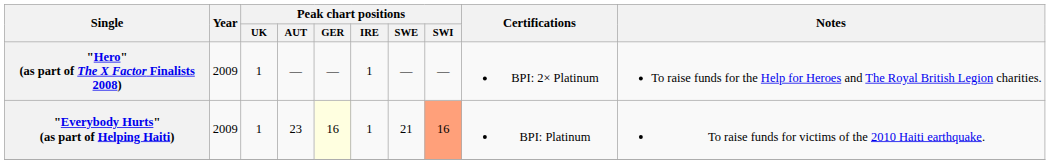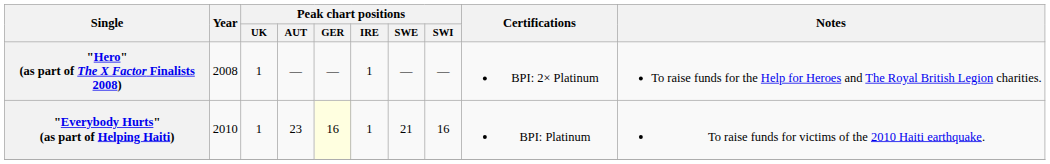(225, 71) 2009 -> (225, 71) 2008
(225, 129) 2009 -> (225, 129) 2010
(443, 129) lightsalmon background -> (443, 129) no background
